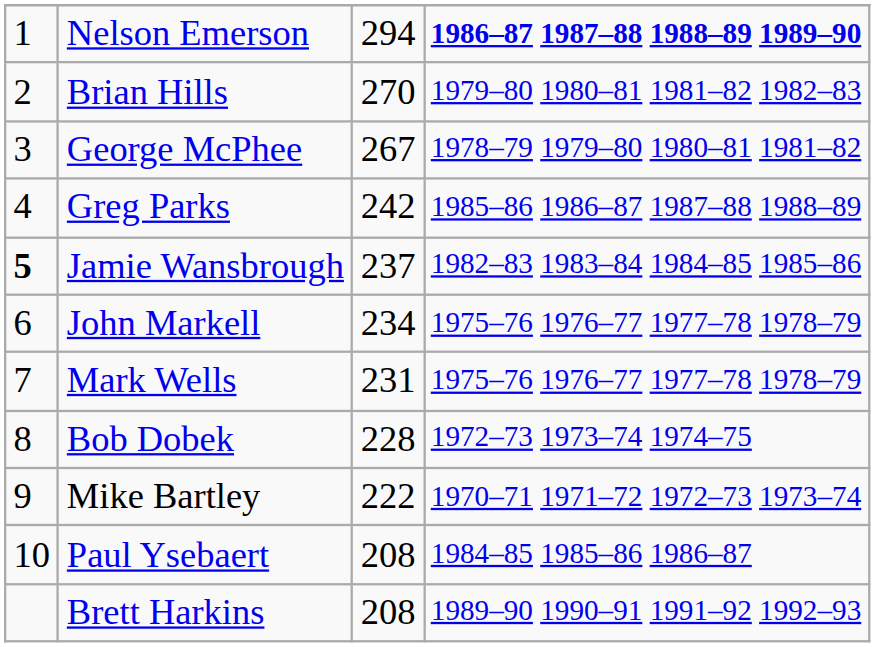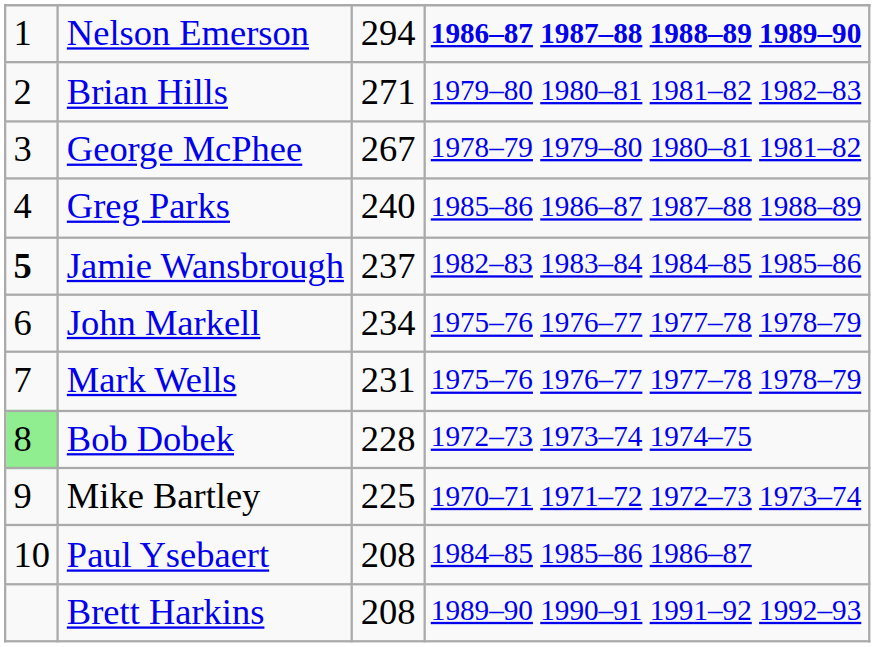(388, 91) 270 -> (388, 91) 271
(388, 206) 242 -> (388, 206) 240
(23, 438) no background -> (23, 438) lightgreen background
(388, 496) 222 -> (388, 496) 225
